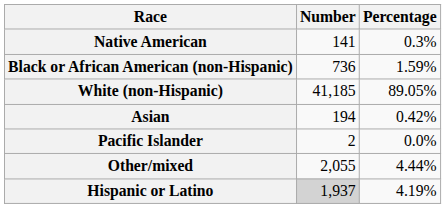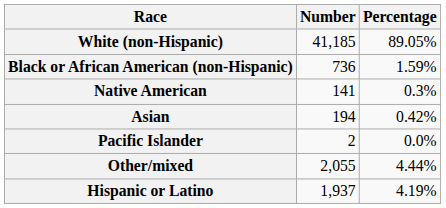rows swapped: (150, 91) <-> (150, 41)
(338, 191) lightgrey background -> (338, 191) no background
